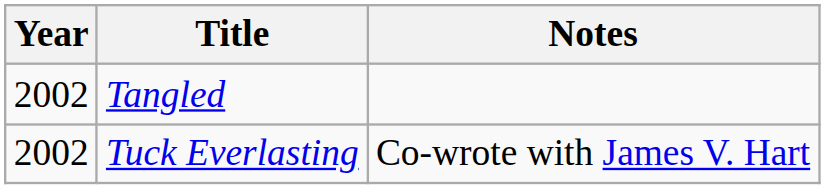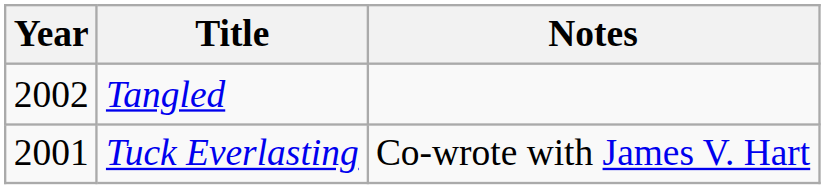(51, 152) 2002 -> (51, 152) 2001
